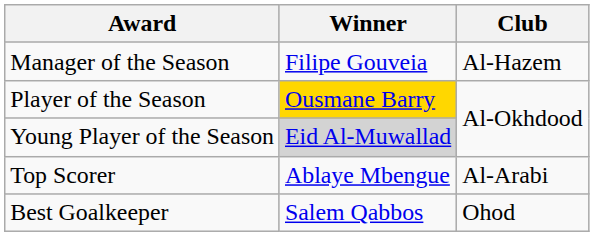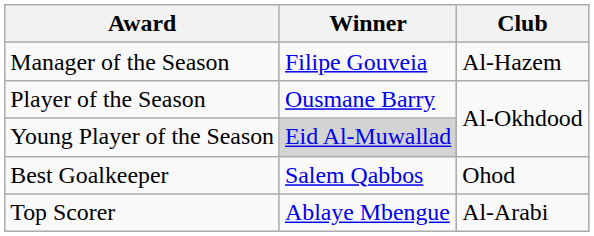(360, 99) gold background -> (360, 99) no background
rows swapped: (63, 174) <-> (89, 212)
